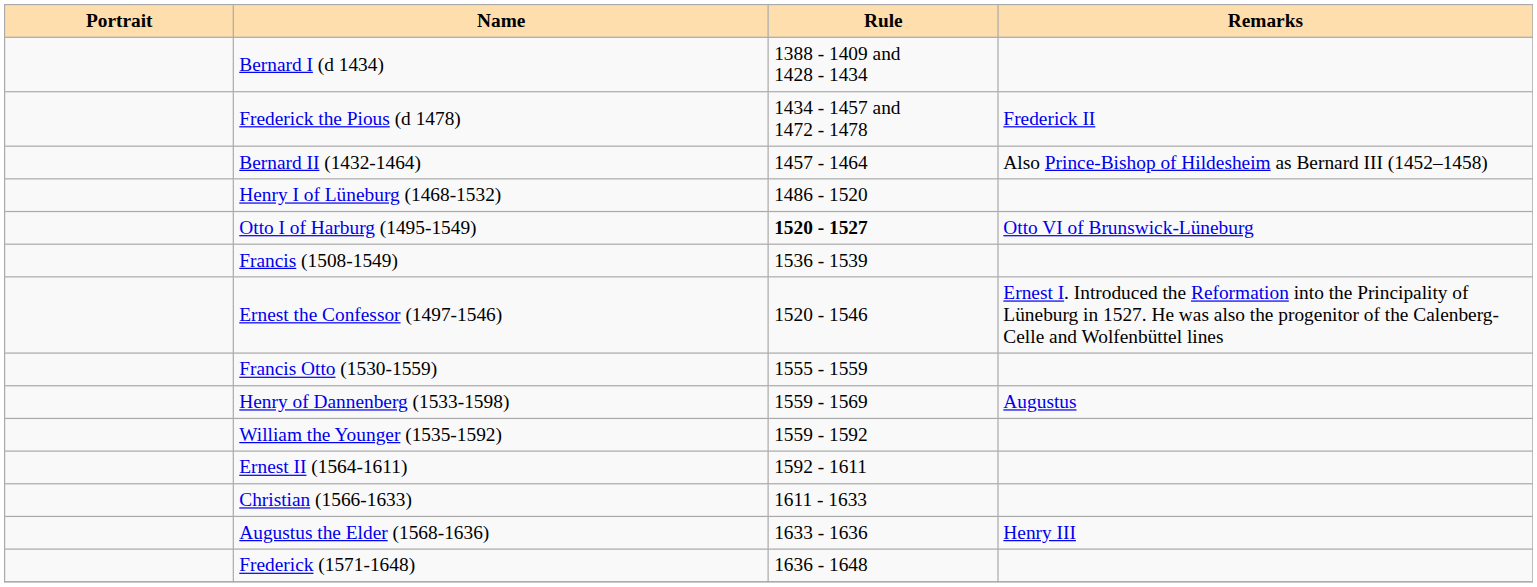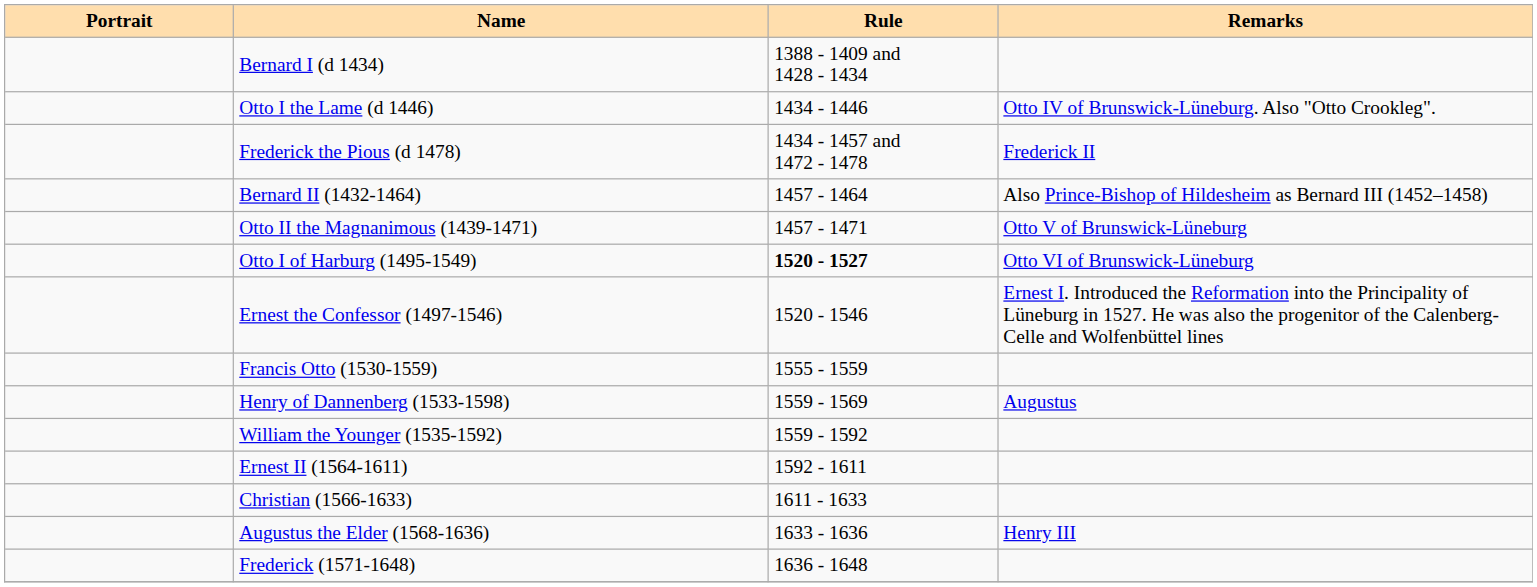+ row: (336, 107)
+ row: (388, 227)
- row: (370, 195)
- row: (319, 260)
